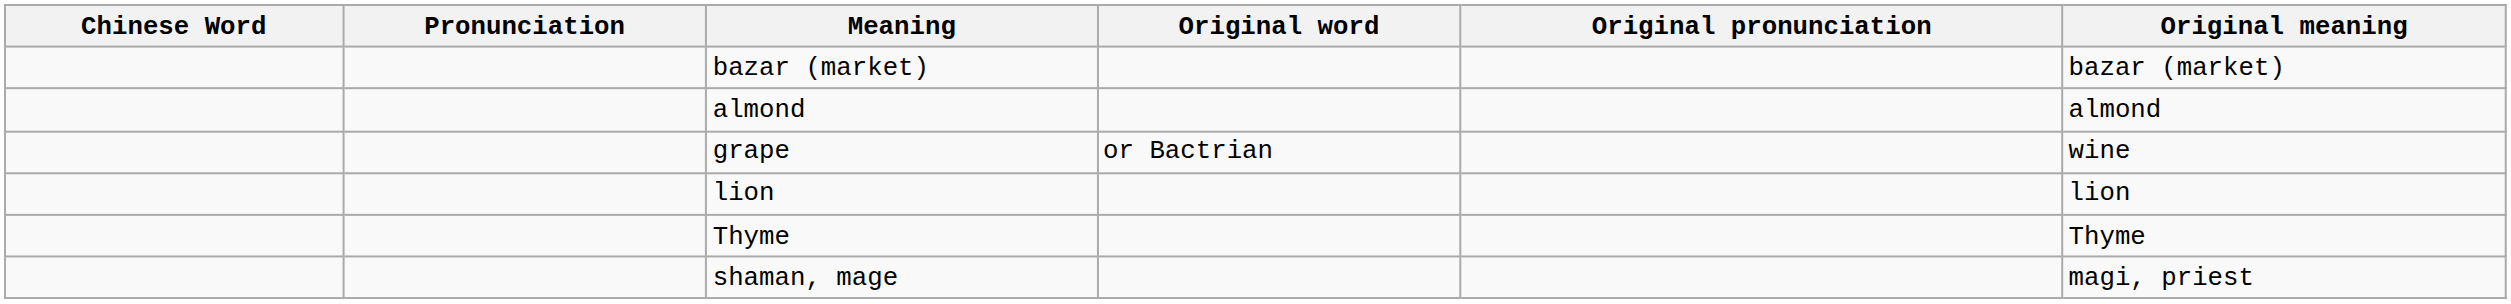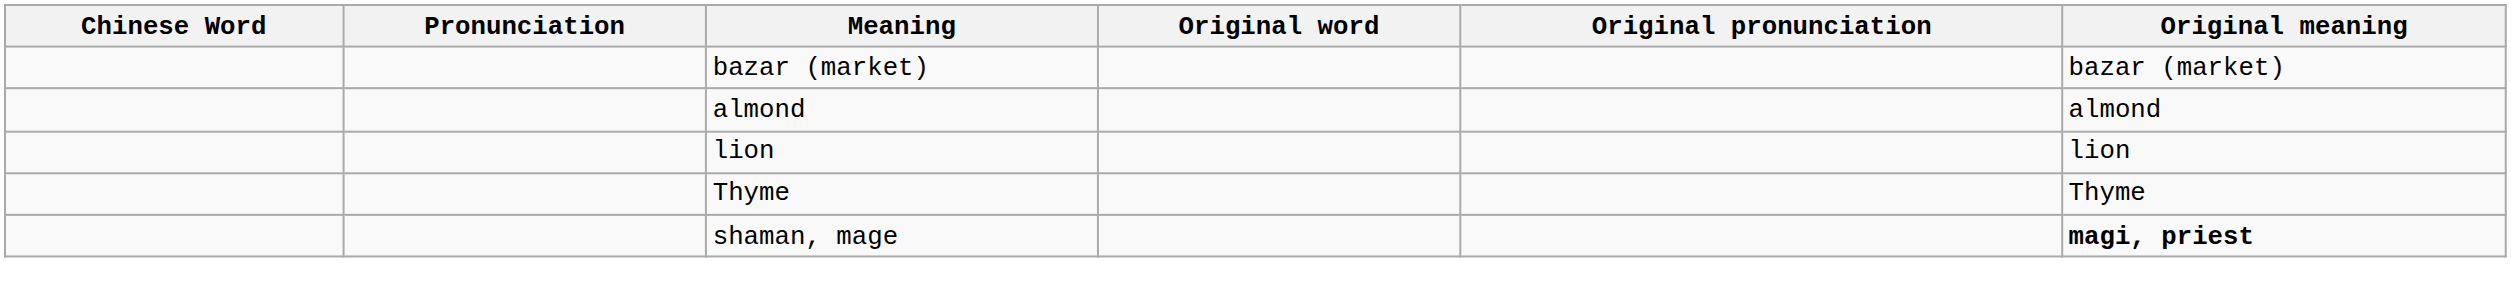- row: (751, 152)
(2161, 278) normal -> (2161, 236) bold
